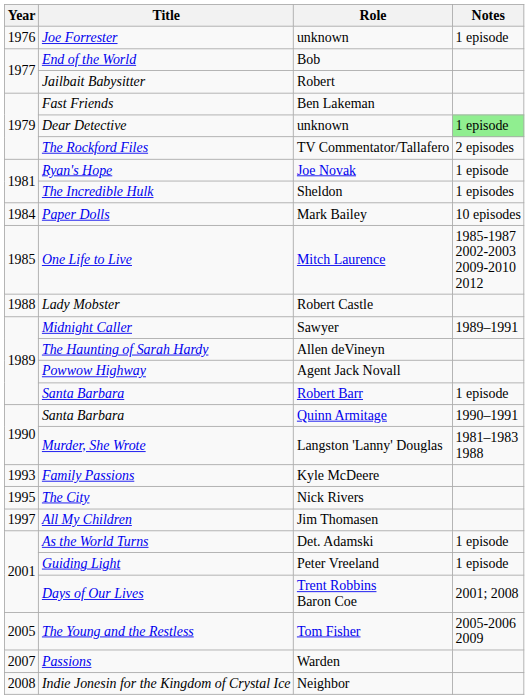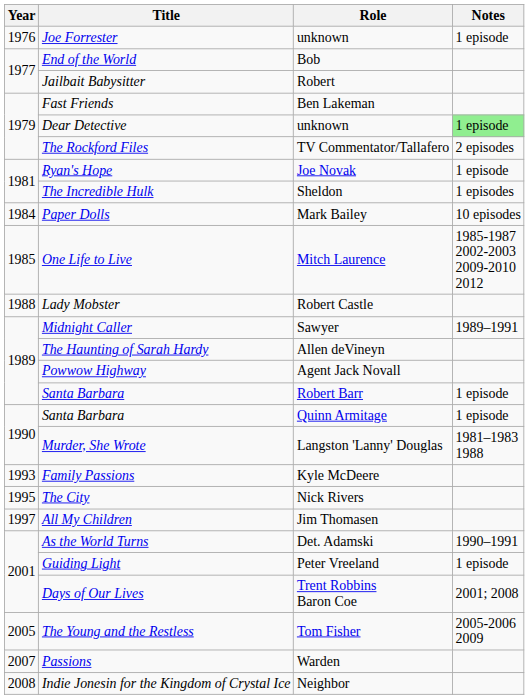(487, 415) 1990–1991 -> (482, 415) 1 episode
(482, 541) 1 episode -> (487, 541) 1990–1991
